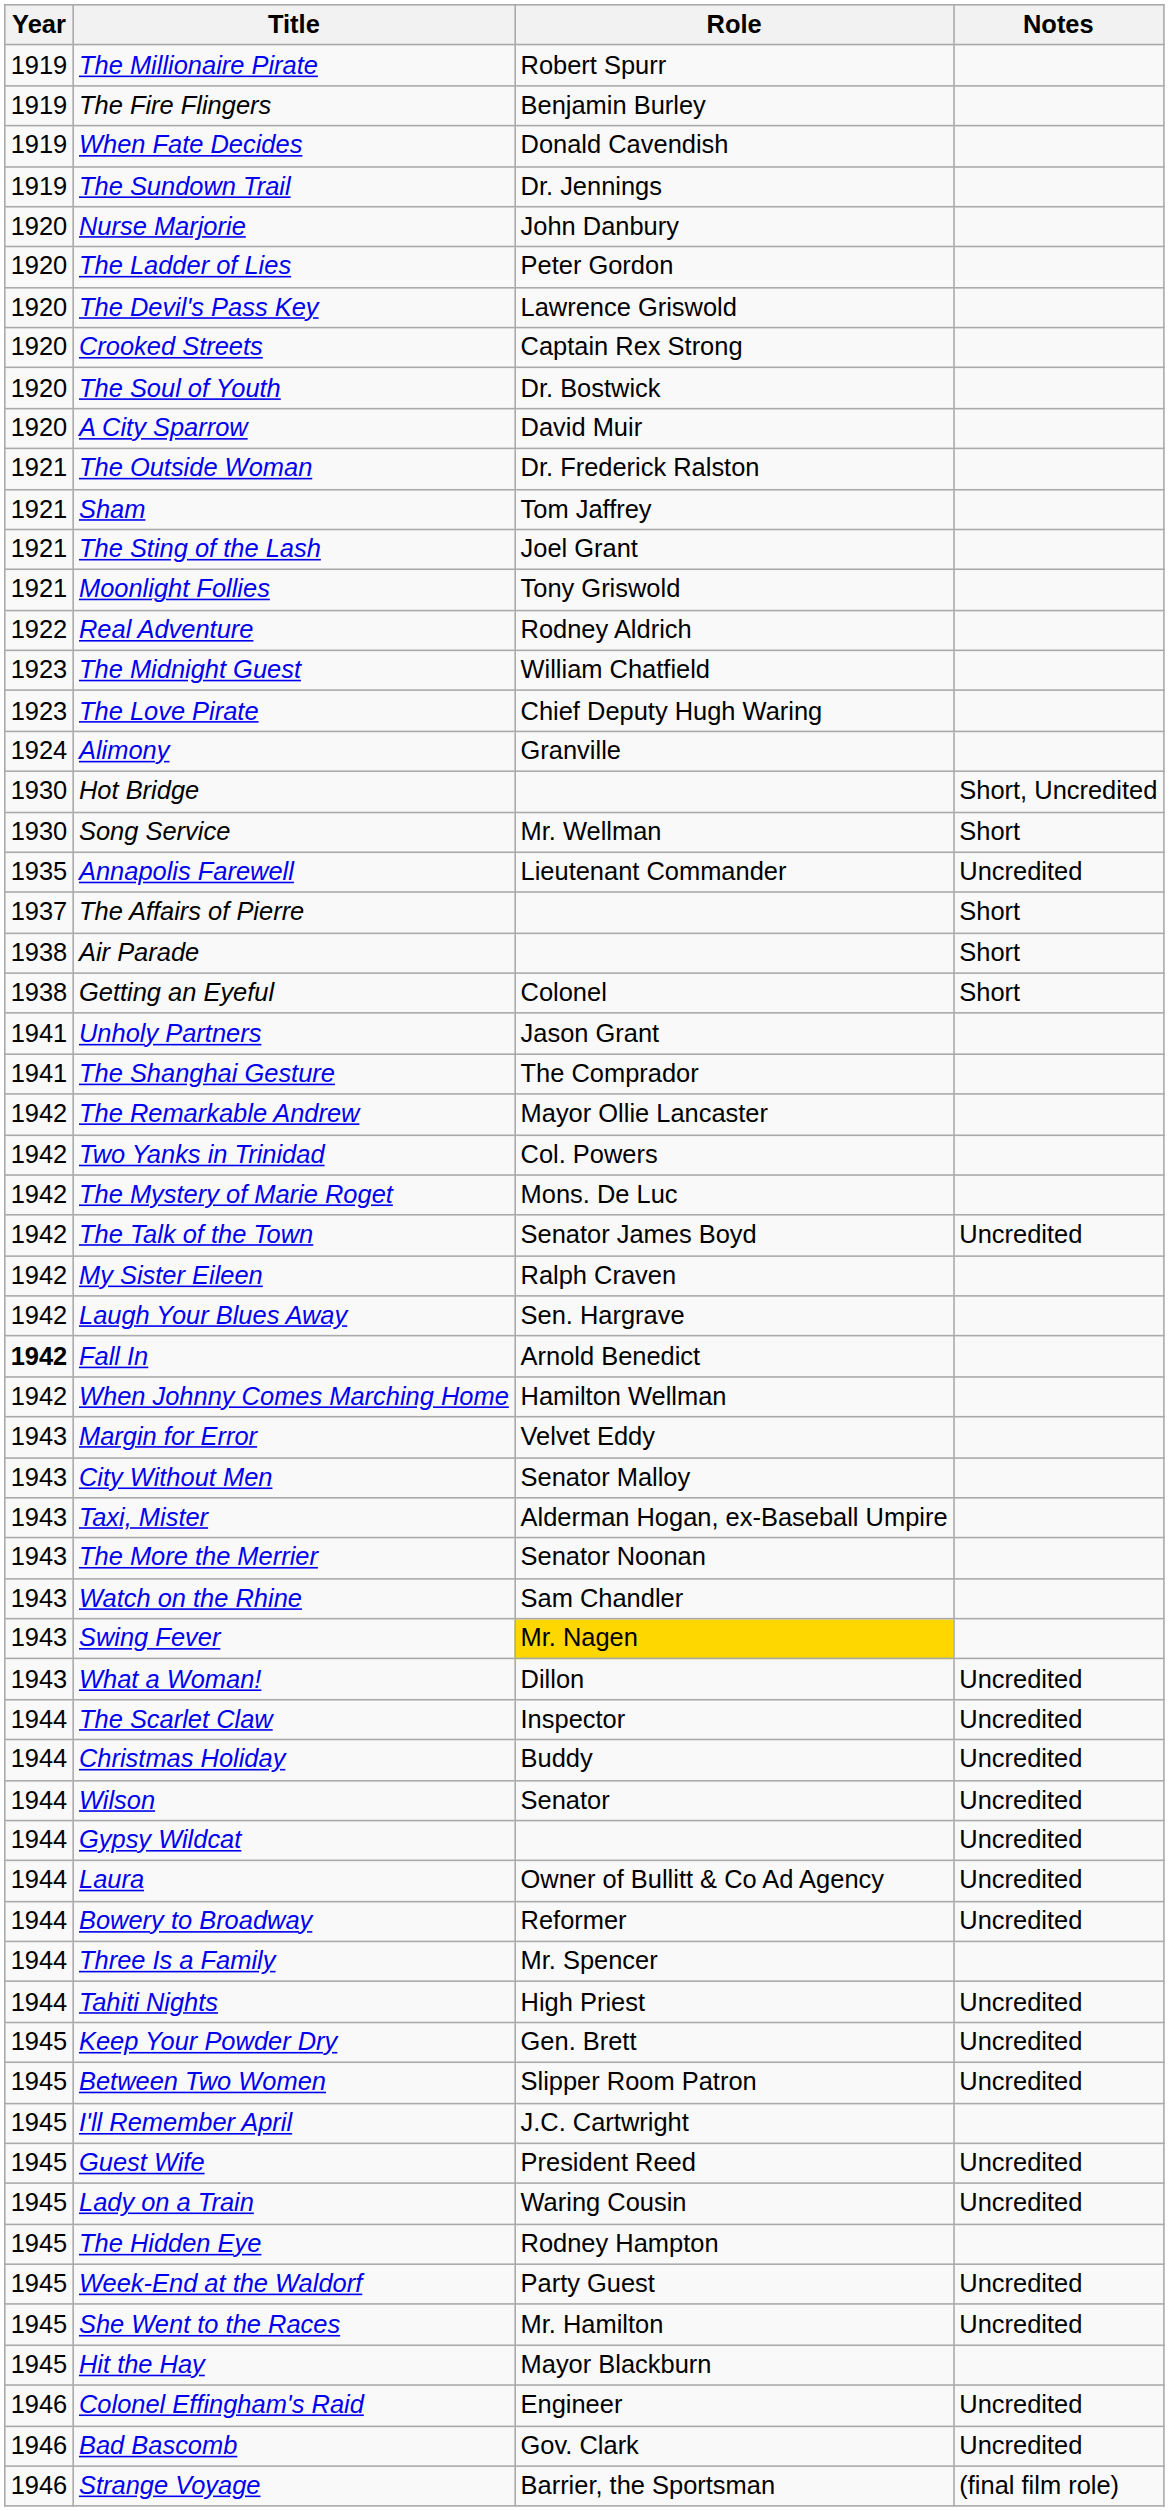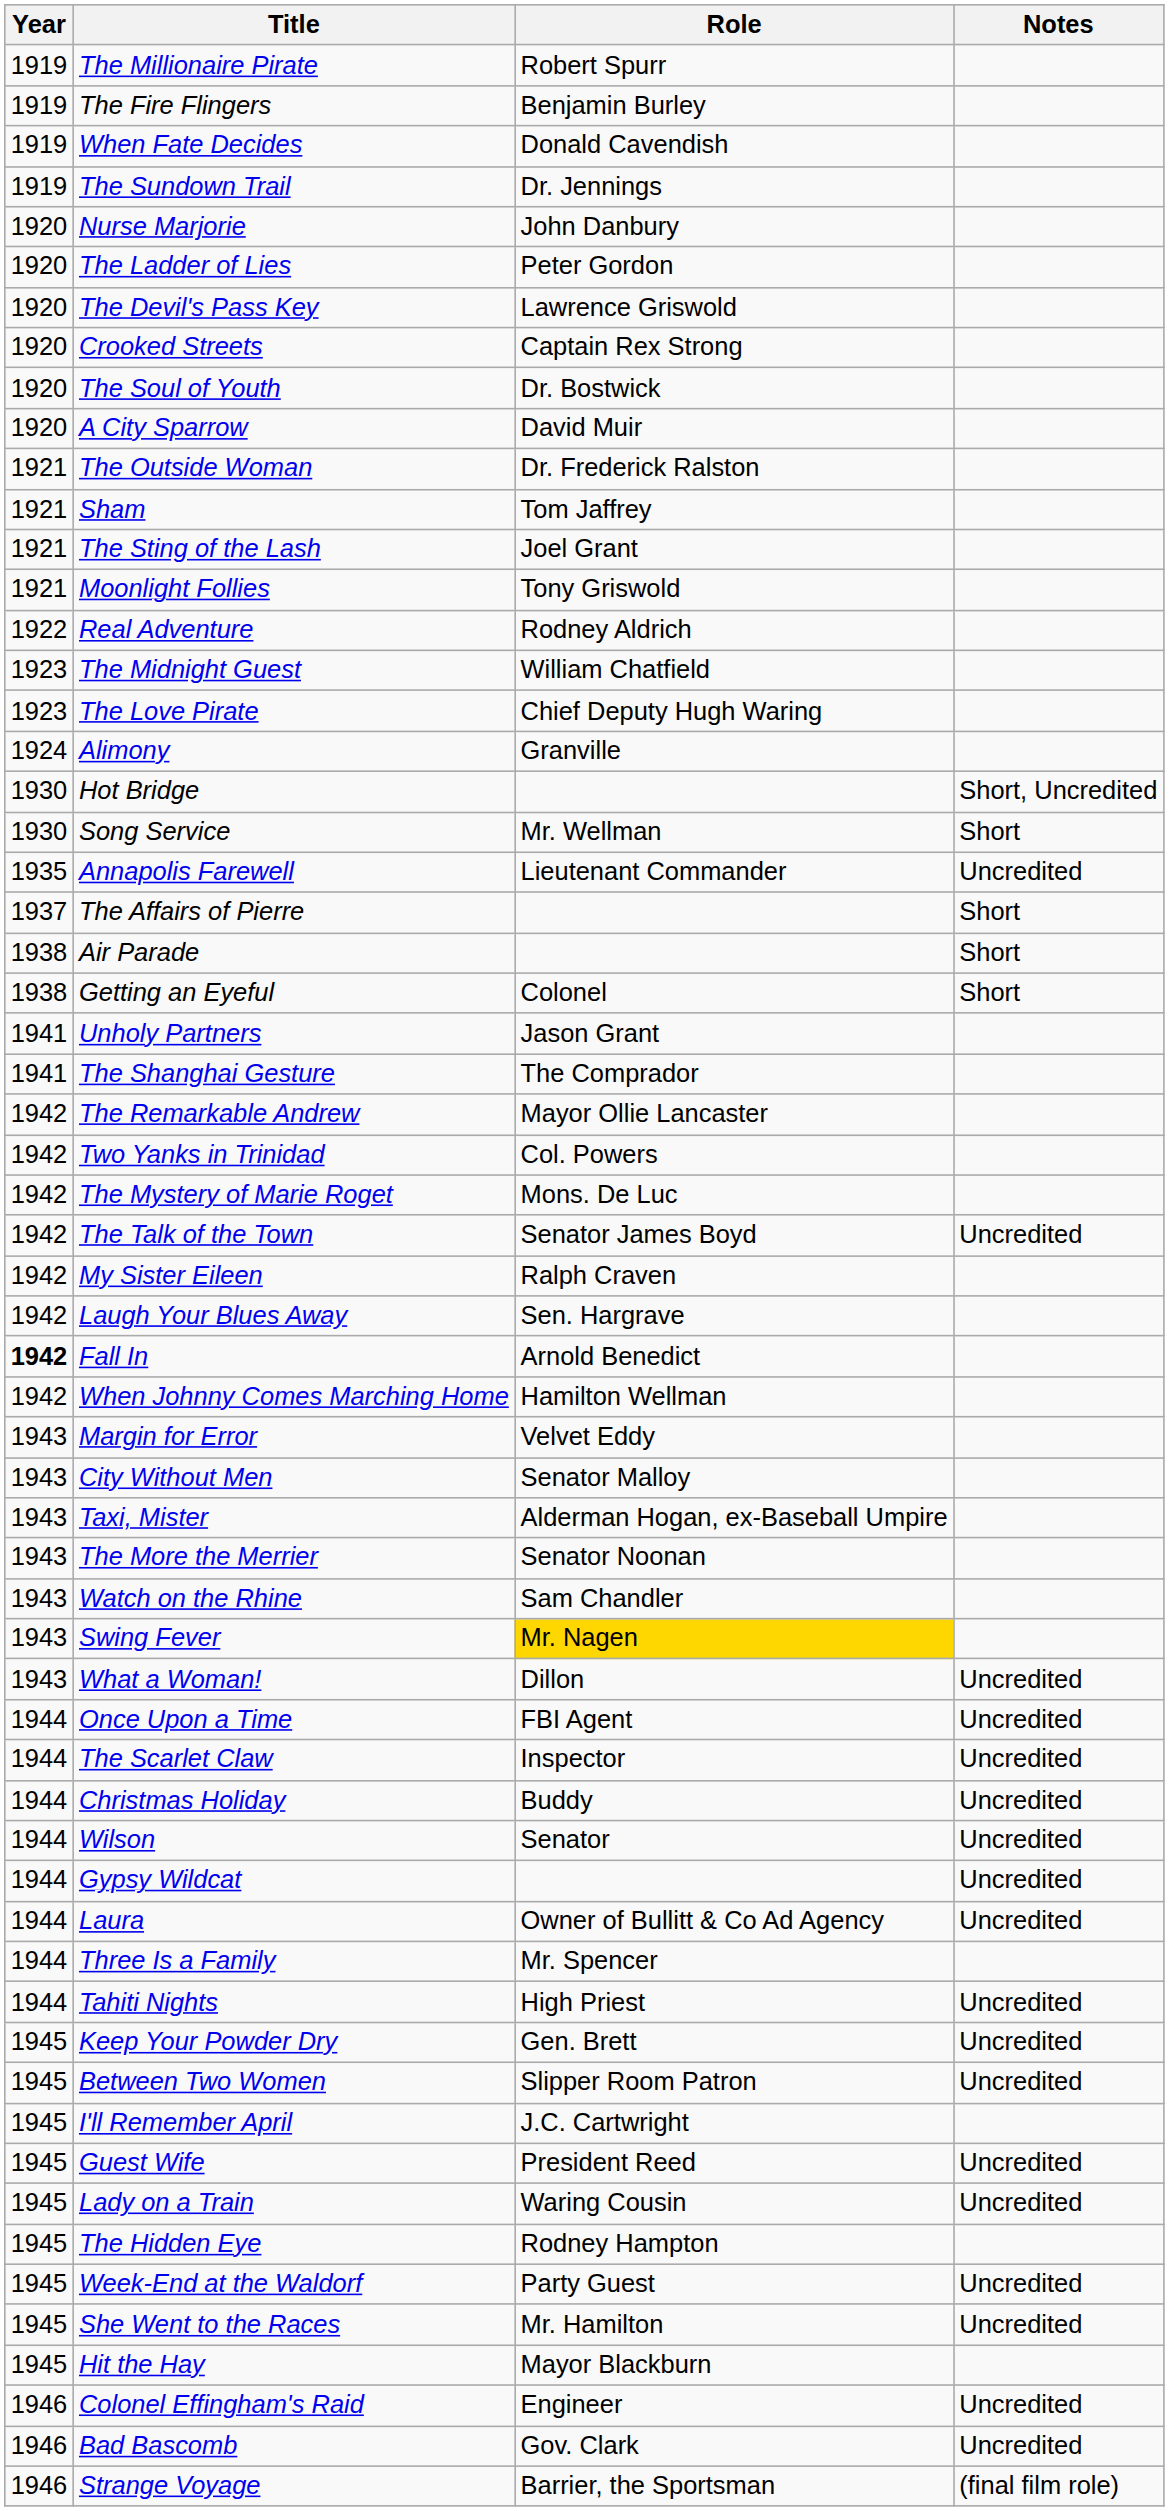+ row: (186, 1719)
- row: (196, 1920)
